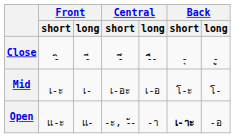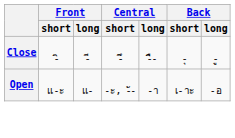- row: (22, 85)
(184, 122) bold -> (184, 90) normal
